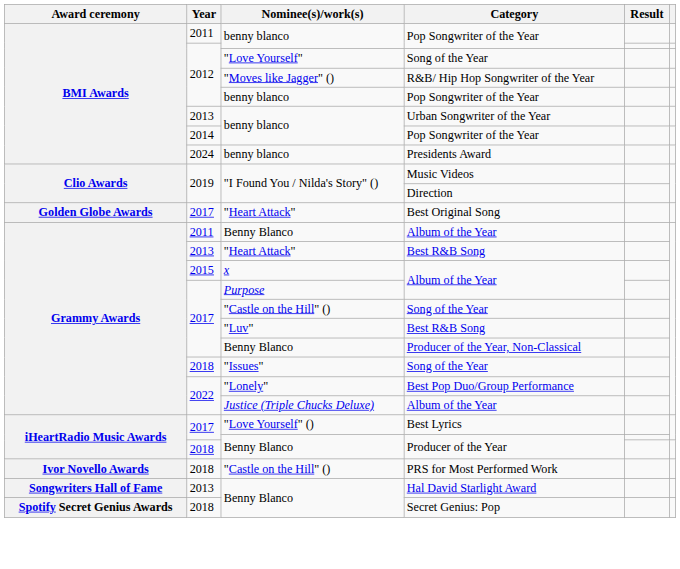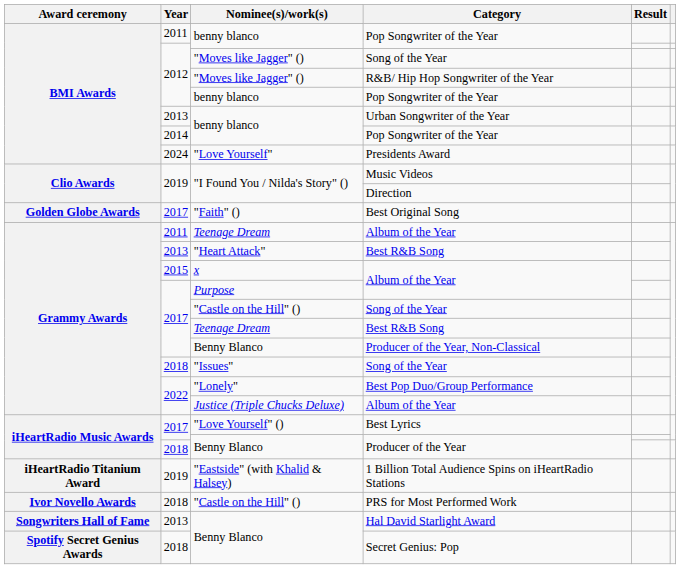(263, 58) "Love Yourself" -> (249, 58) "Moves like Jagger" ()
(256, 154) benny blanco -> (233, 154) "Love Yourself"
(260, 212) "Heart Attack" -> (217, 212) "Faith" ()
(258, 231) Benny Blanco -> (232, 231) Teenage Dream
(239, 328) "Luv" -> (232, 328) Teenage Dream
+ row: (176, 475)
